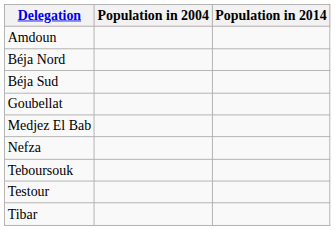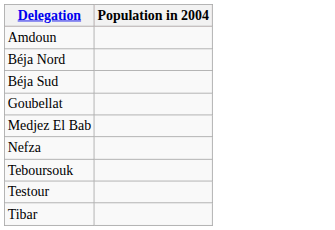- column: (271, 15)
